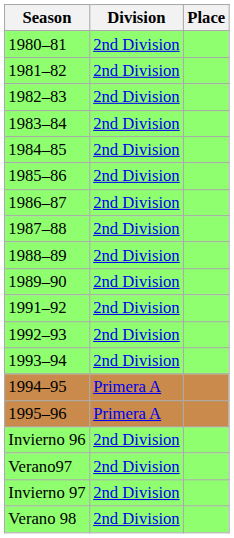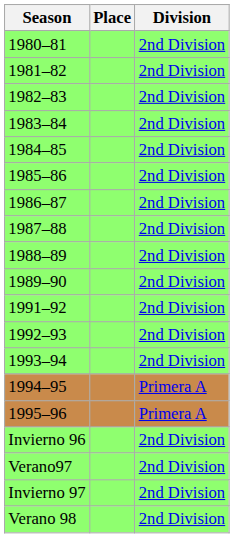columns swapped: (136, 17) <-> (206, 17)
